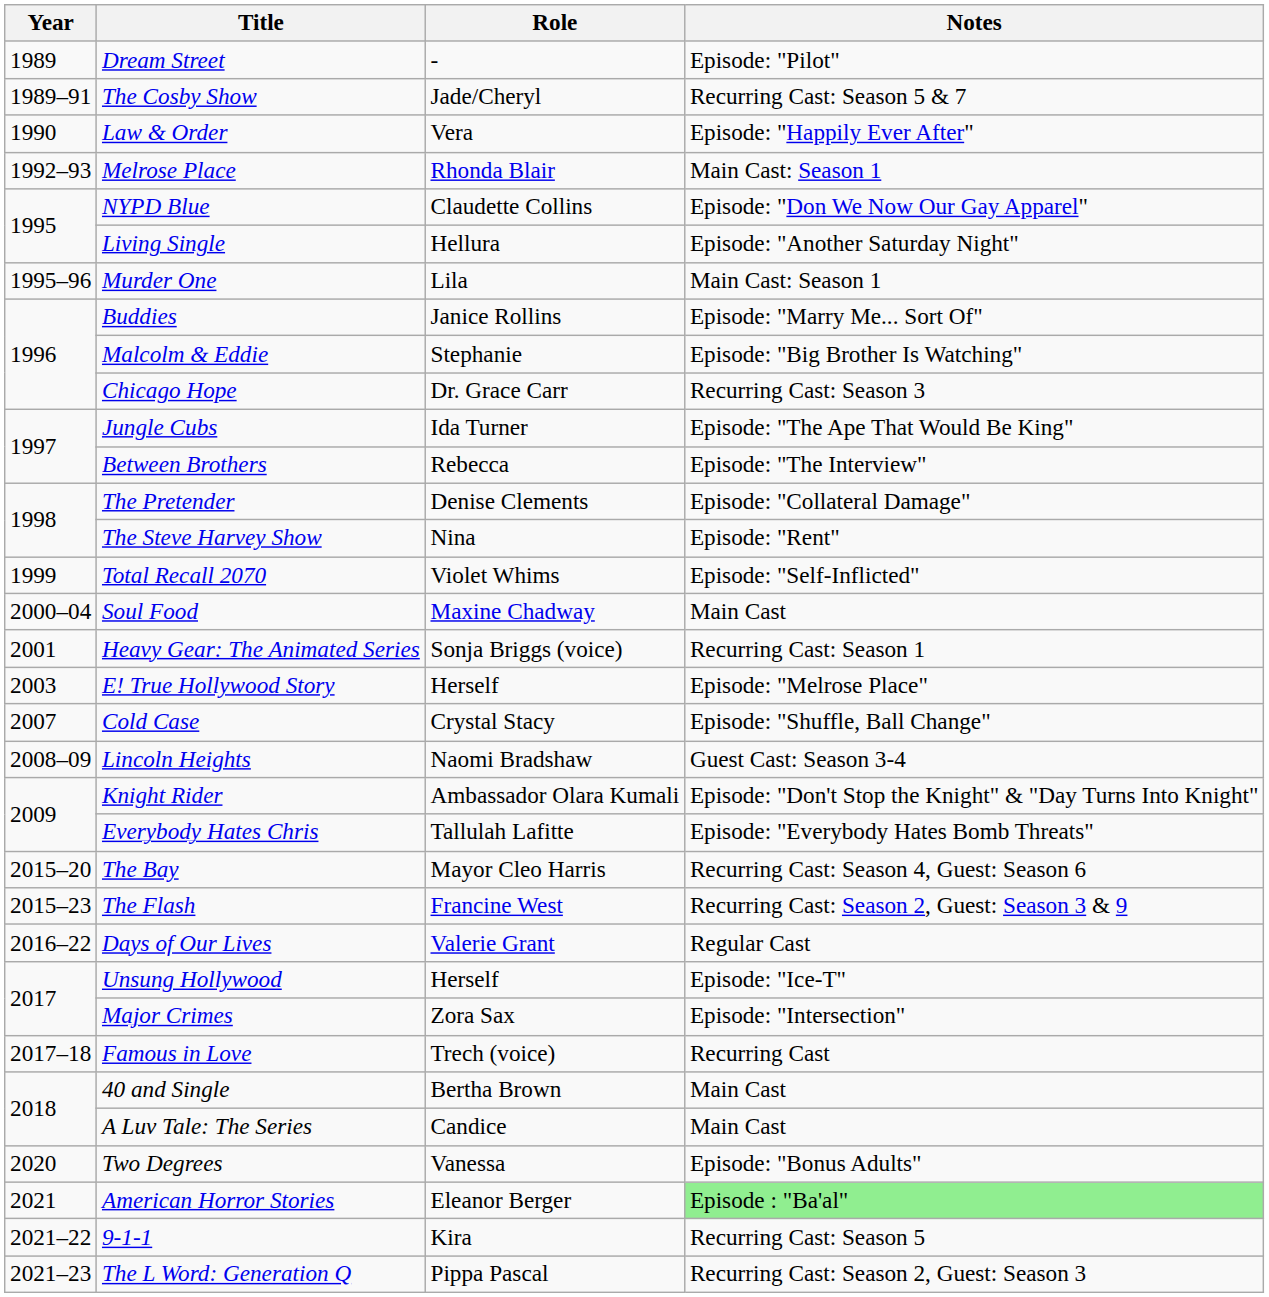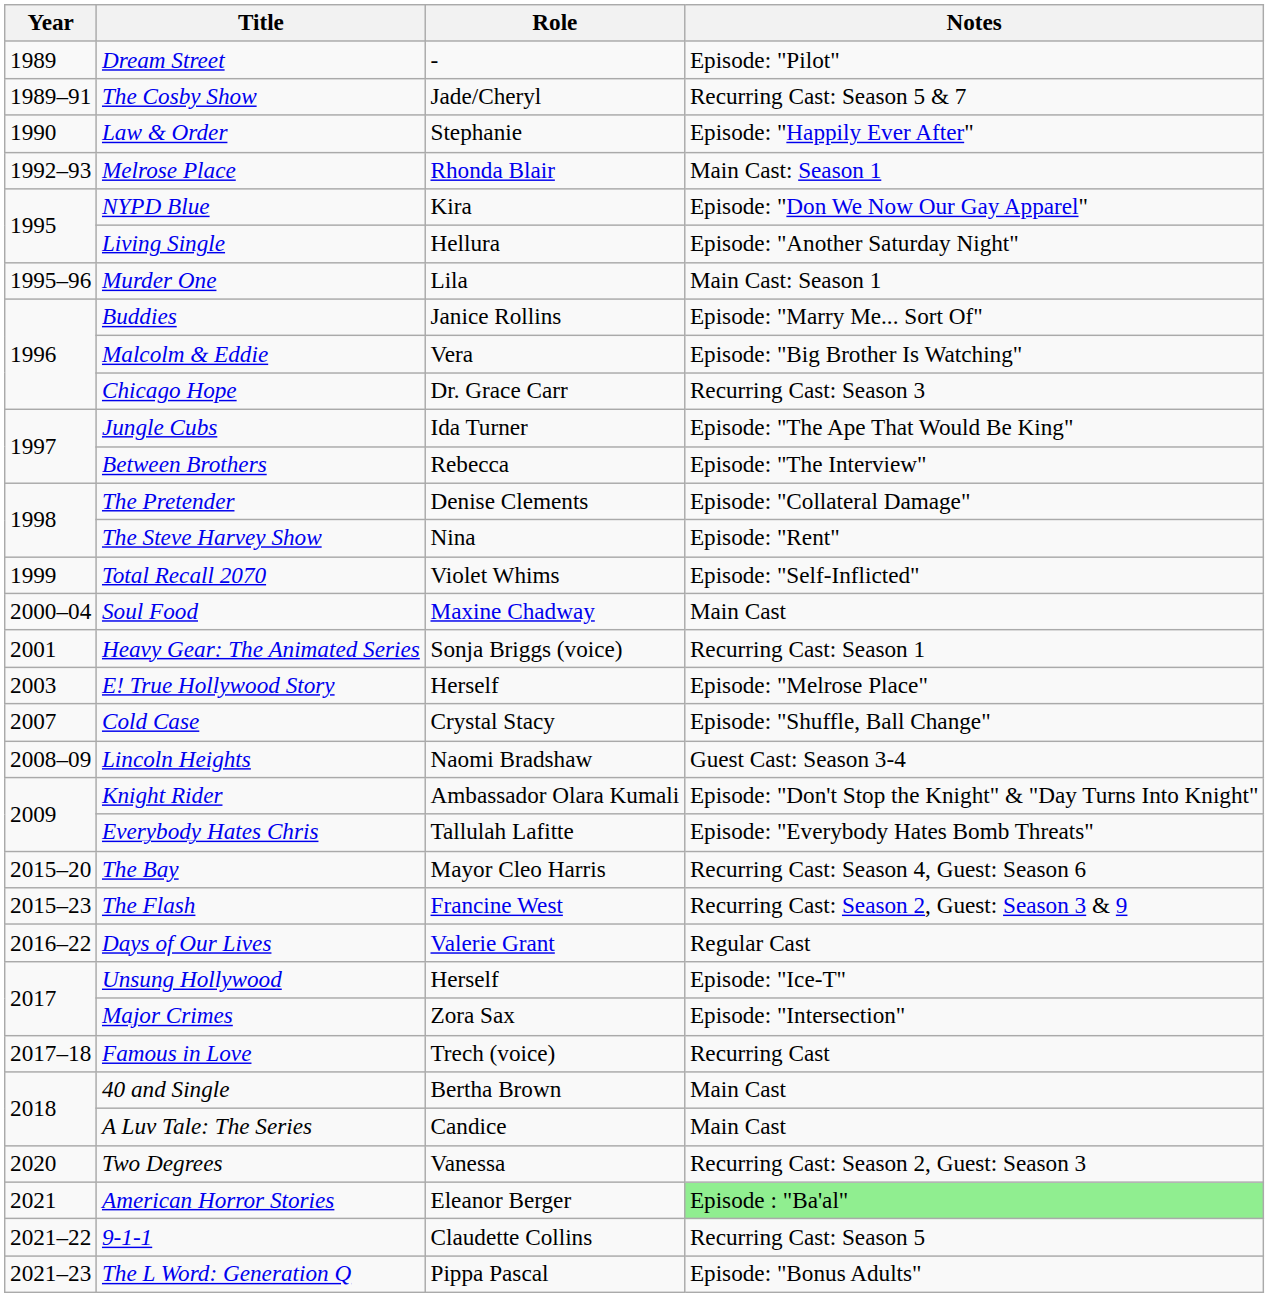(452, 133) Vera -> (476, 133) Stephanie
(511, 206) Claudette Collins -> (451, 206) Kira
(476, 354) Stephanie -> (452, 354) Vera
(806, 1163) Episode: "Bonus Adults" -> (888, 1163) Recurring Cast: Season 2, Guest: Season 3
(451, 1237) Kira -> (511, 1237) Claudette Collins
(888, 1273) Recurring Cast: Season 2, Guest: Season 3 -> (806, 1273) Episode: "Bonus Adults"
